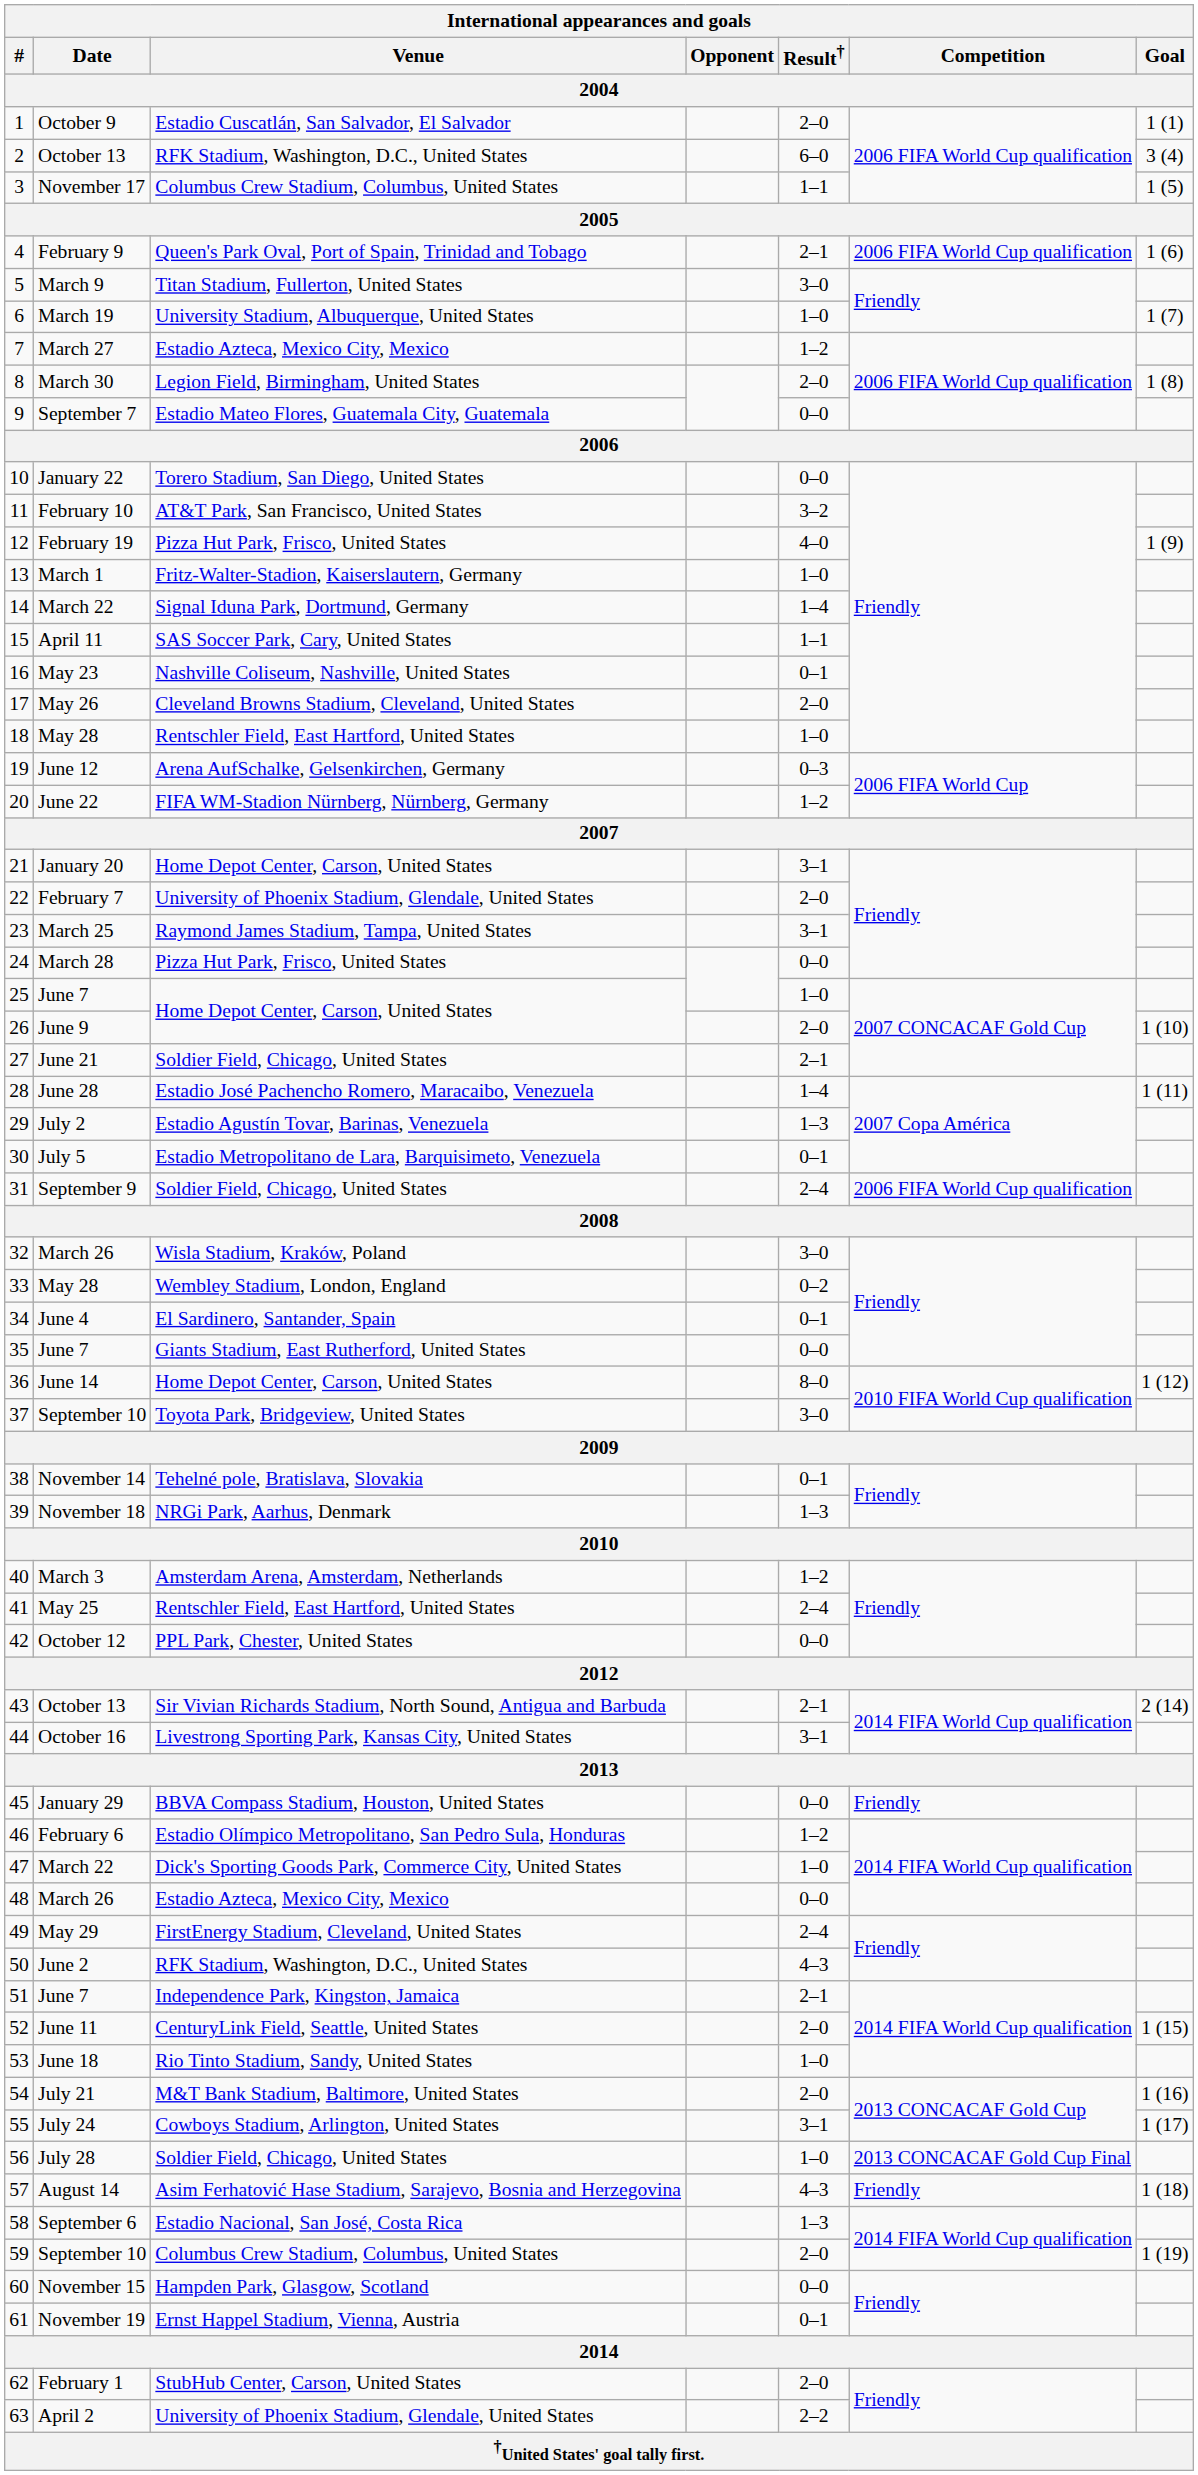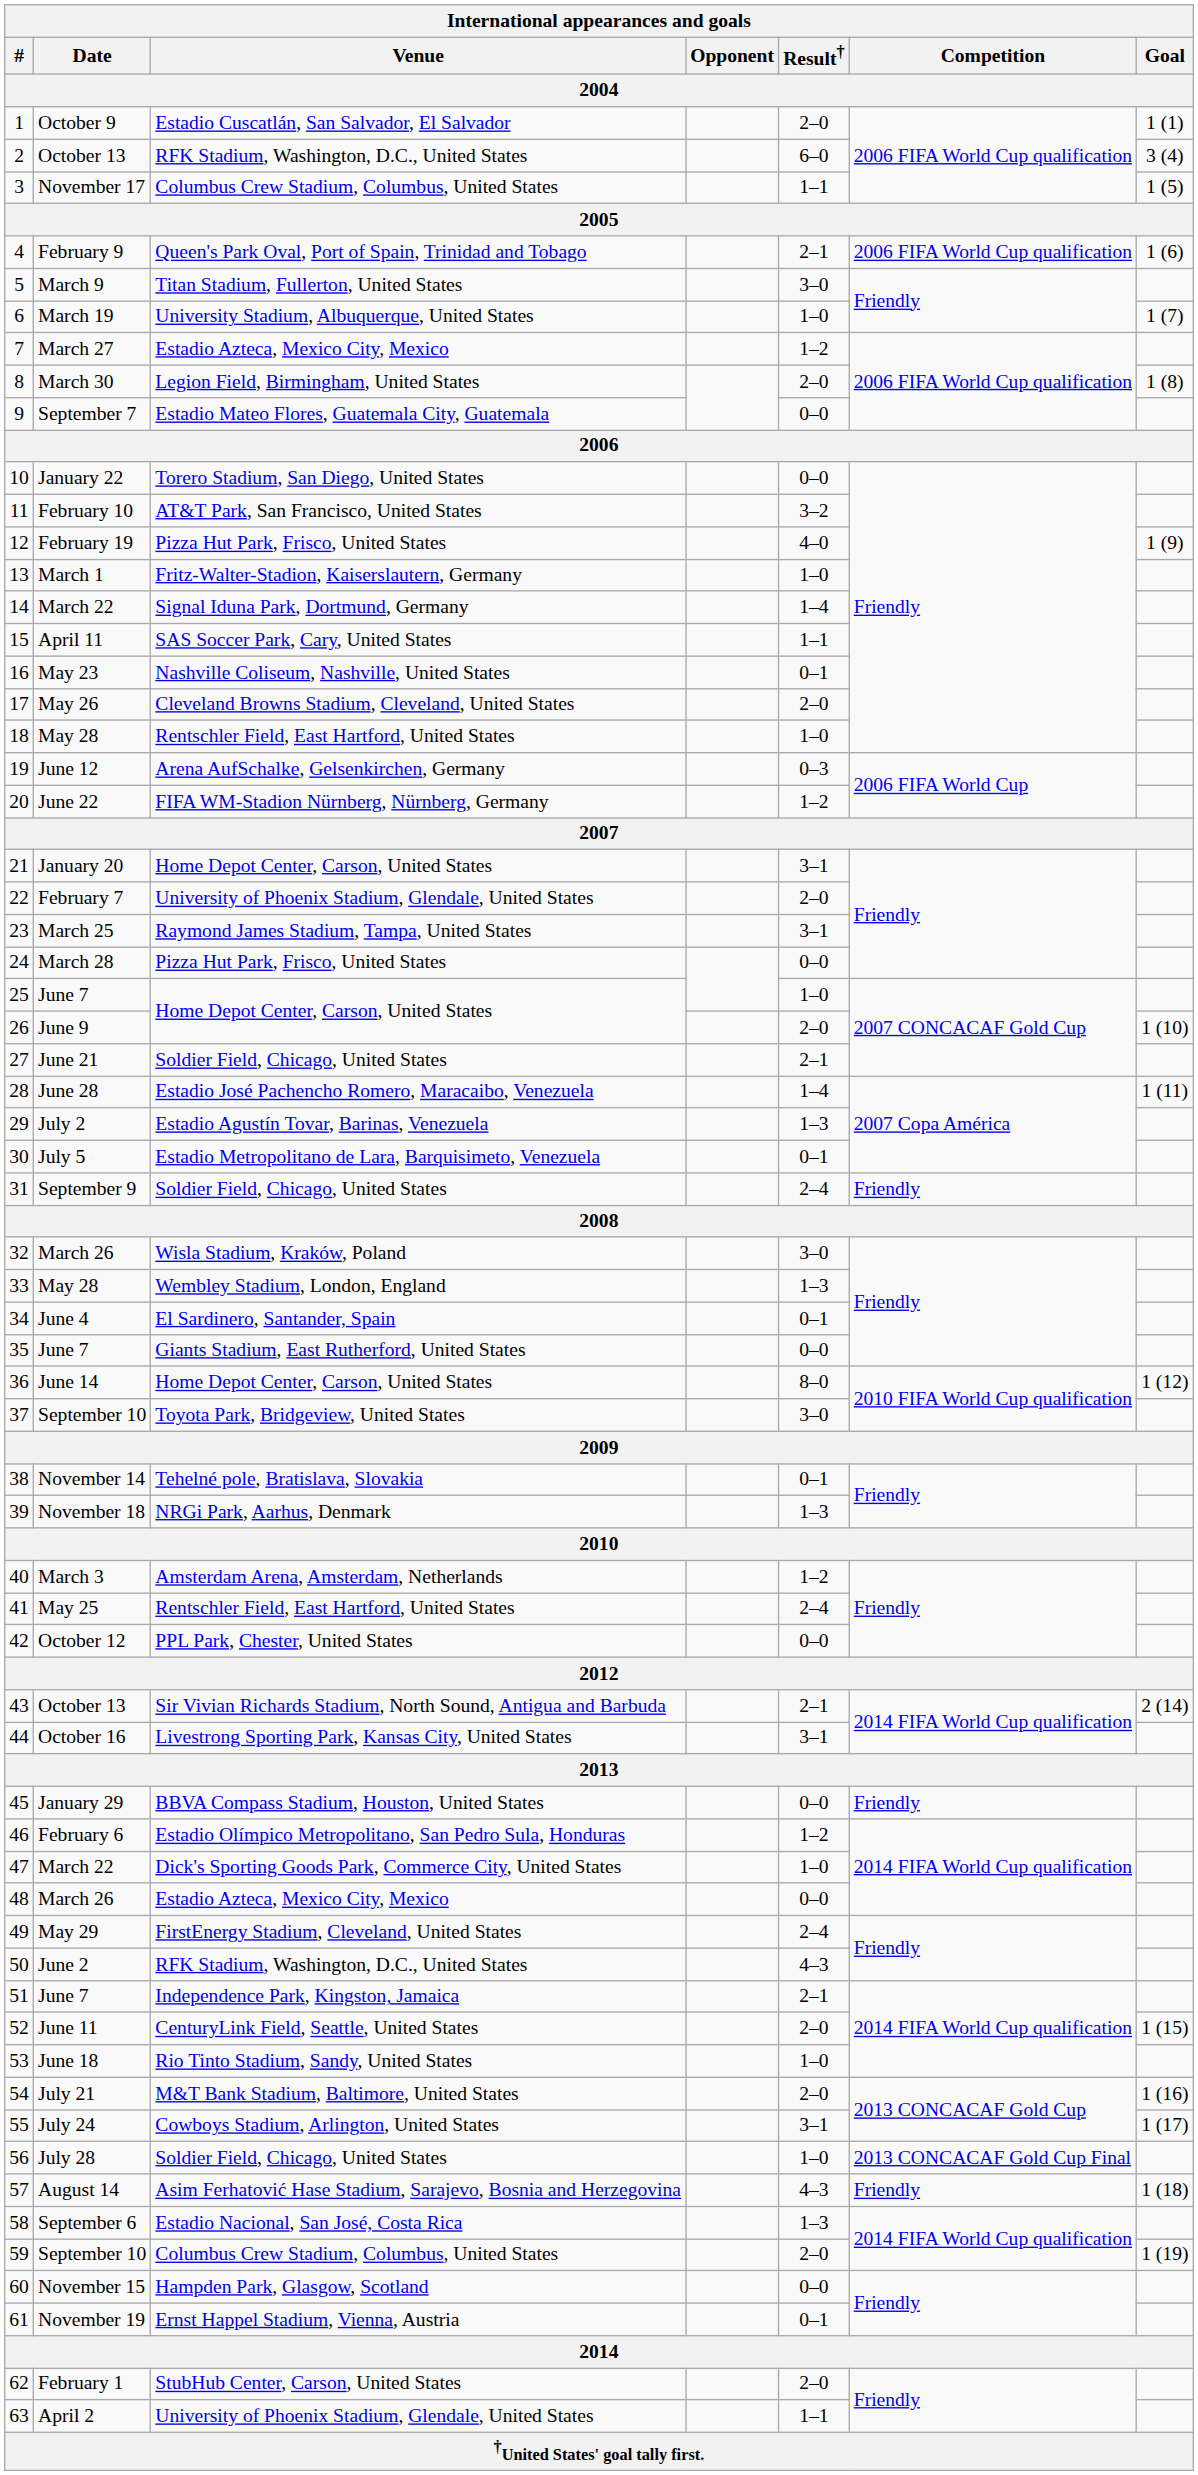(993, 1189) 2006 FIFA World Cup qualification -> (887, 1189) Friendly
(814, 1285) 0–2 -> (814, 1285) 1–3
(814, 2416) 2–2 -> (814, 2416) 1–1
